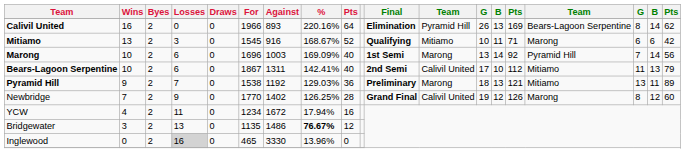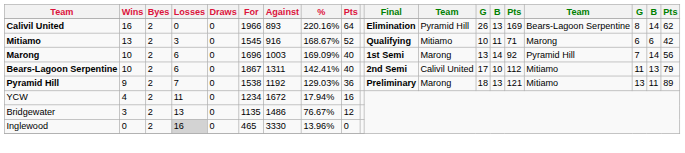- row: (28, 97)
(319, 126) bold -> (319, 112) normal
